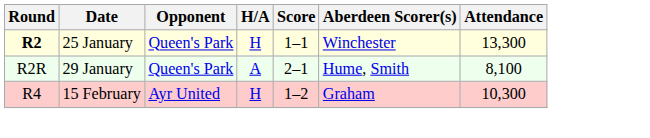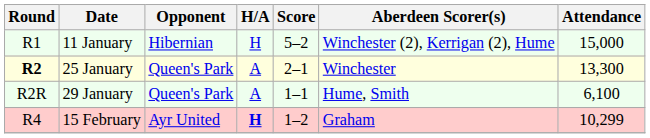+ row: (97, 42)
(255, 42) H -> (255, 68) A
(296, 42) 1–1 -> (296, 68) 2–1
(296, 68) 2–1 -> (296, 94) 1–1
(504, 68) 8,100 -> (602, 94) 6,100
(255, 94) normal -> (255, 119) bold
(504, 94) 10,300 -> (602, 119) 10,299
